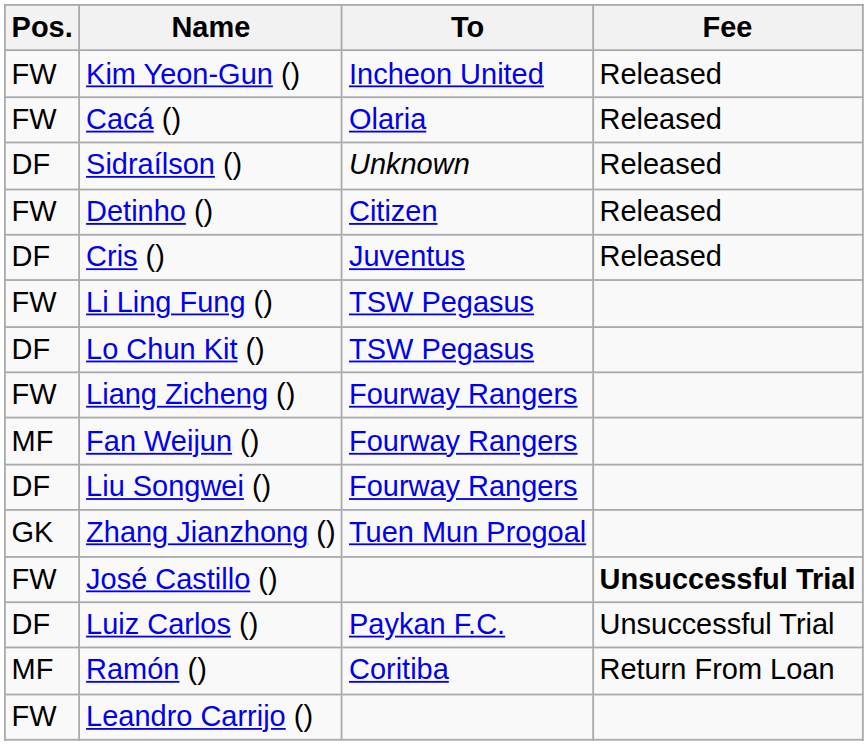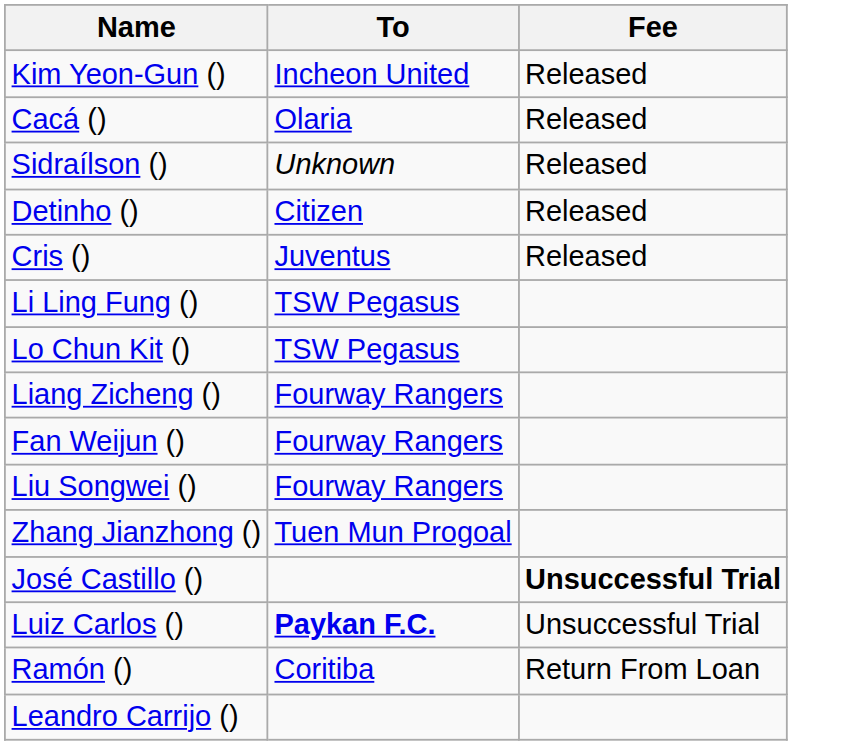- column: (42, 27)
(427, 624) normal -> (355, 624) bold
